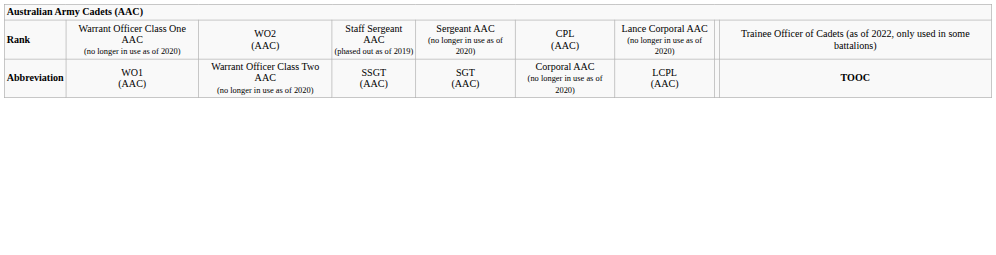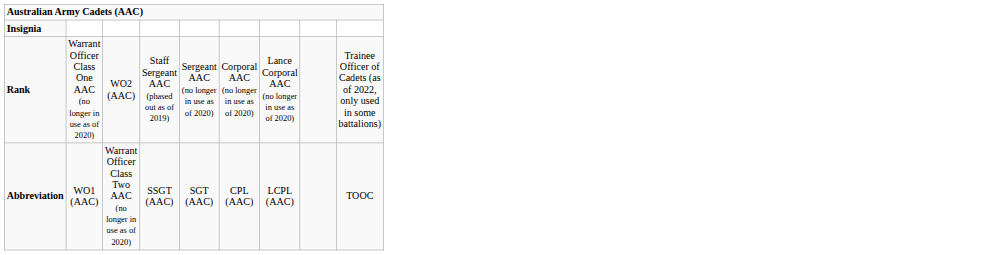+ row: (24, 28)
(565, 39) CPL (AAC) -> (239, 89) Corporal AAC (no longer in use as of 2020)
(565, 78) Corporal AAC (no longer in use as of 2020) -> (239, 196) CPL (AAC)
(855, 78) bold -> (360, 196) normal
